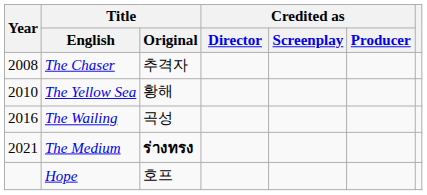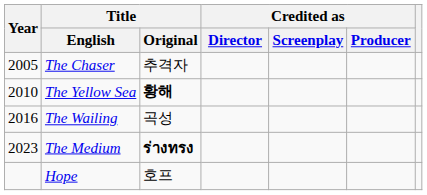(23, 65) 2008 -> (23, 65) 2005
(158, 91) normal -> (158, 91) bold
(23, 147) 2021 -> (23, 147) 2023
